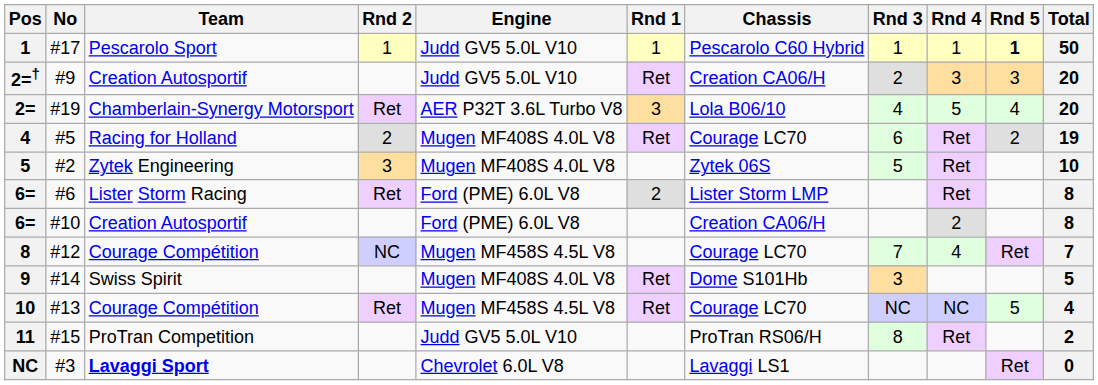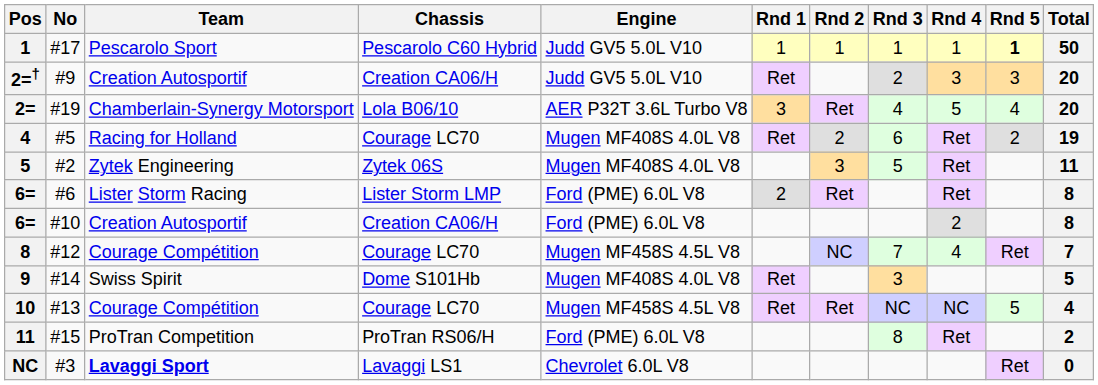columns swapped: (777, 19) <-> (387, 19)
(1069, 166) 10 -> (1069, 166) 11
(499, 337) Judd GV5 5.0L V10 -> (625, 337) Ford (PME) 6.0L V8
